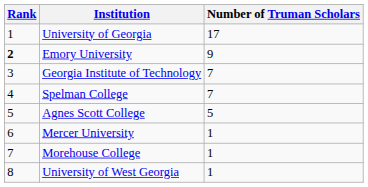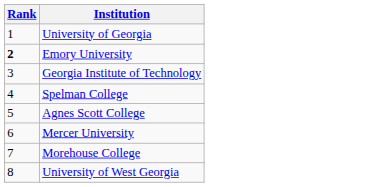- column: (284, 14)
